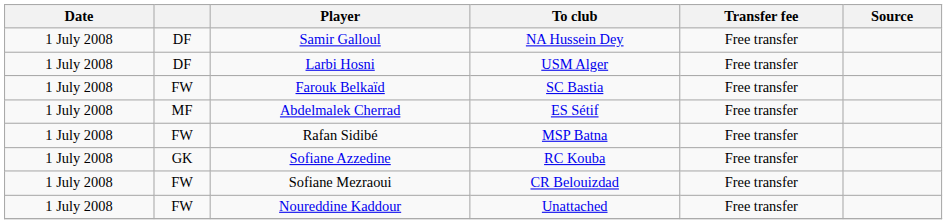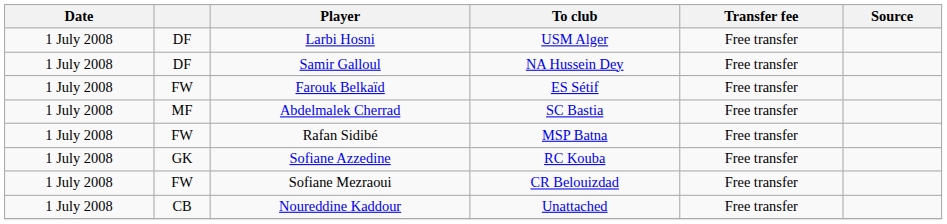rows swapped: (340, 63) <-> (340, 39)
(575, 87) SC Bastia -> (575, 87) ES Sétif
(575, 111) ES Sétif -> (575, 111) SC Bastia
(182, 206) FW -> (182, 206) CB
